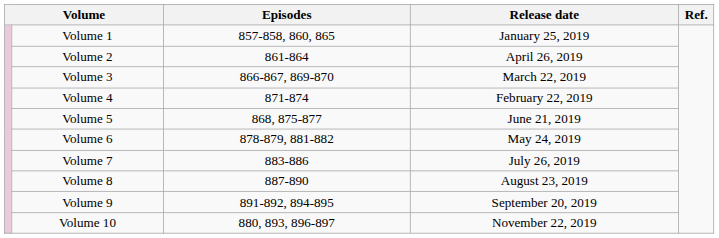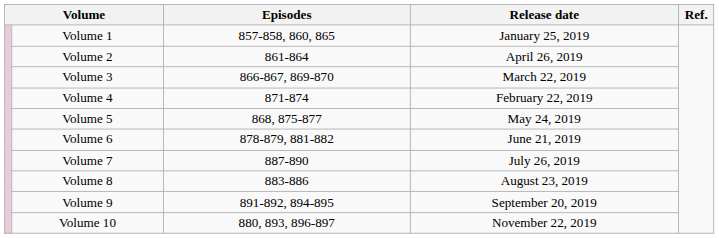(544, 118) June 21, 2019 -> (544, 118) May 24, 2019
(544, 139) May 24, 2019 -> (544, 139) June 21, 2019
(287, 160) 883-886 -> (287, 160) 887-890
(287, 181) 887-890 -> (287, 181) 883-886
